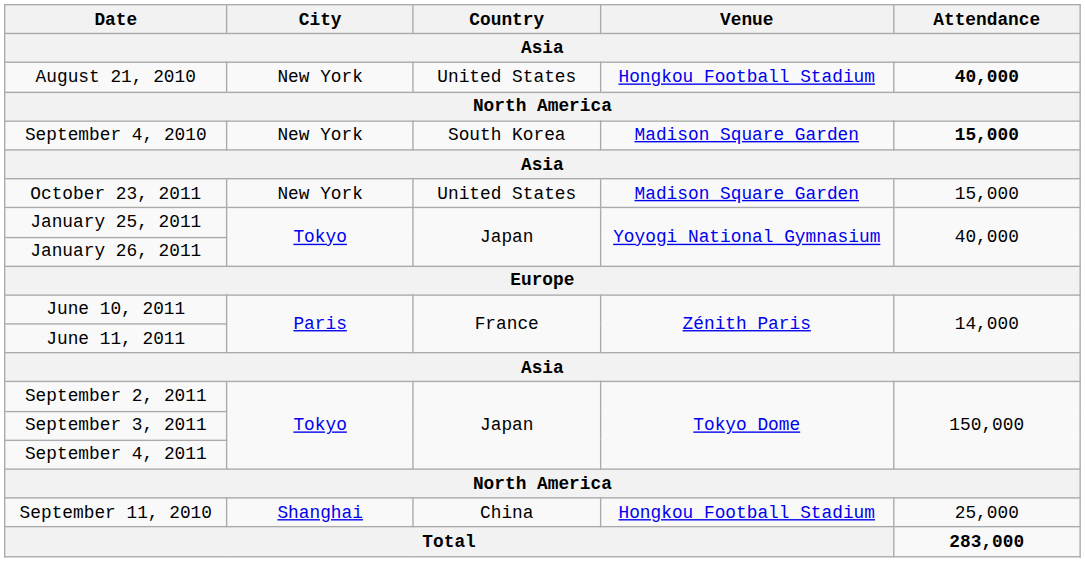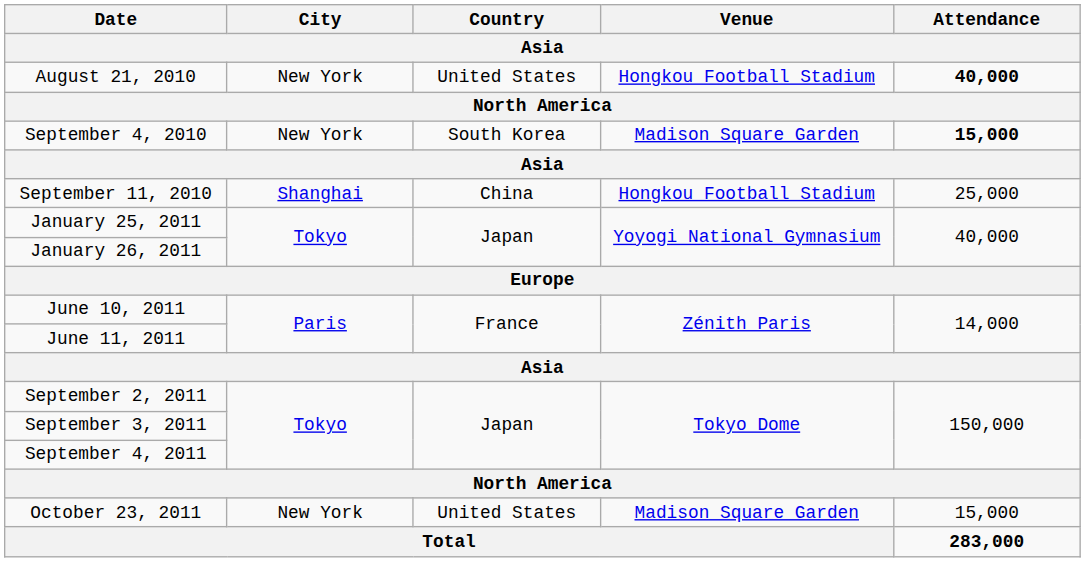rows swapped: (116, 513) <-> (116, 193)
